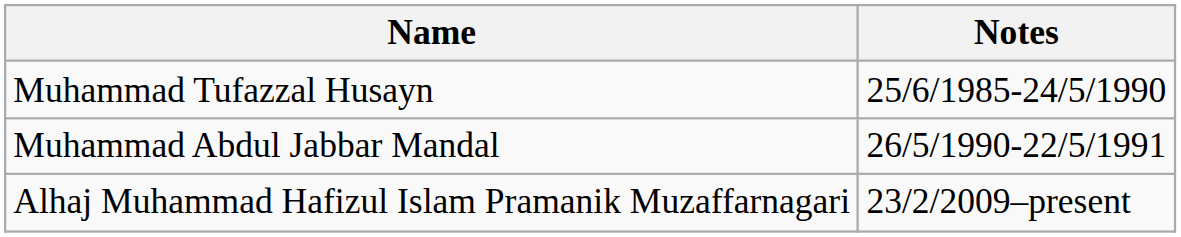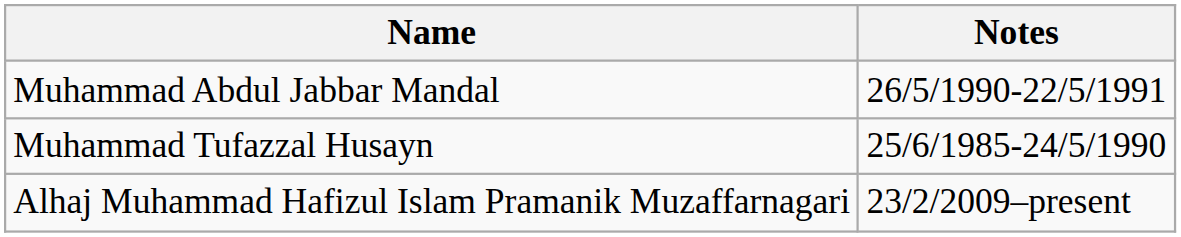rows swapped: (223, 88) <-> (256, 145)
